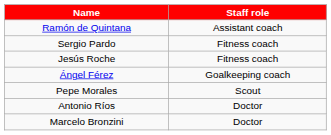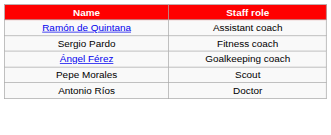- row: (87, 59)
- row: (87, 121)
